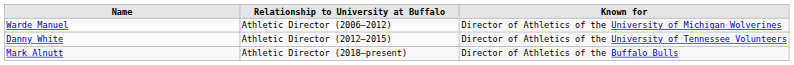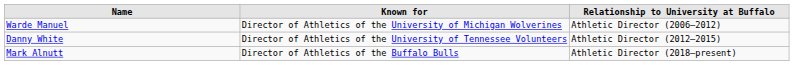columns swapped: (624, 11) <-> (350, 11)
